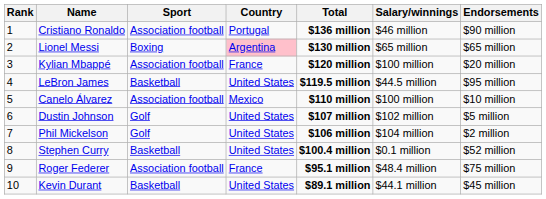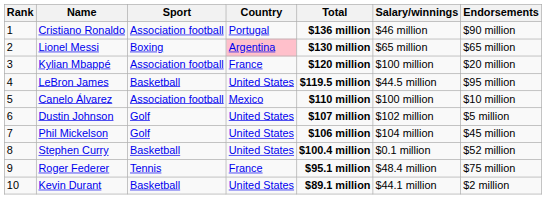(486, 133) $2 million -> (489, 133) $45 million
(177, 168) Association football -> (146, 168) Tennis
(489, 185) $45 million -> (486, 185) $2 million
